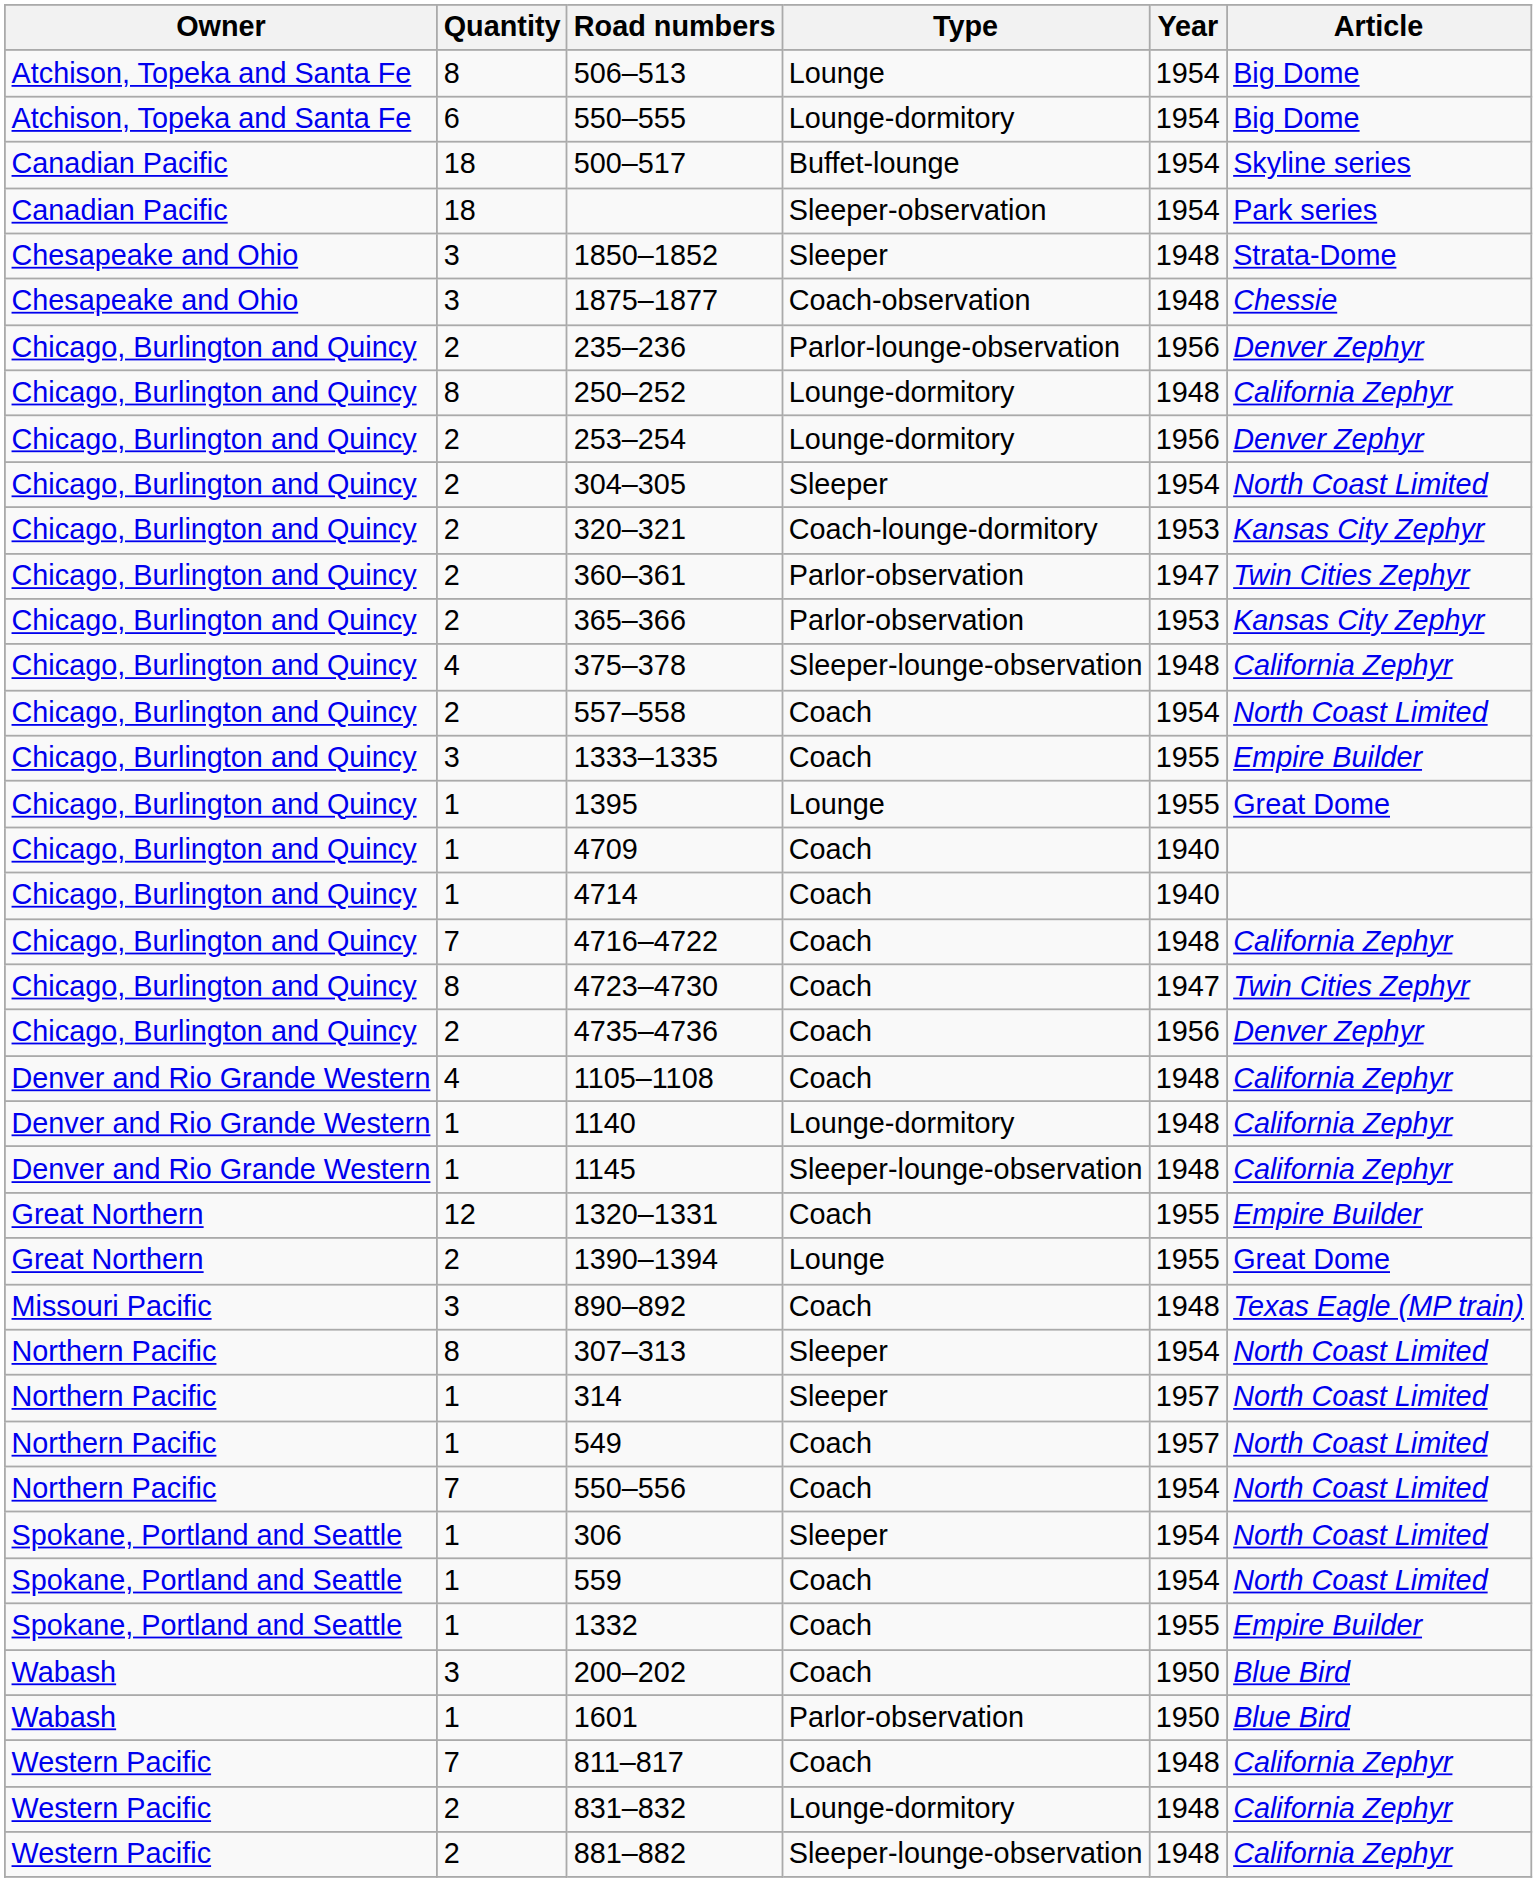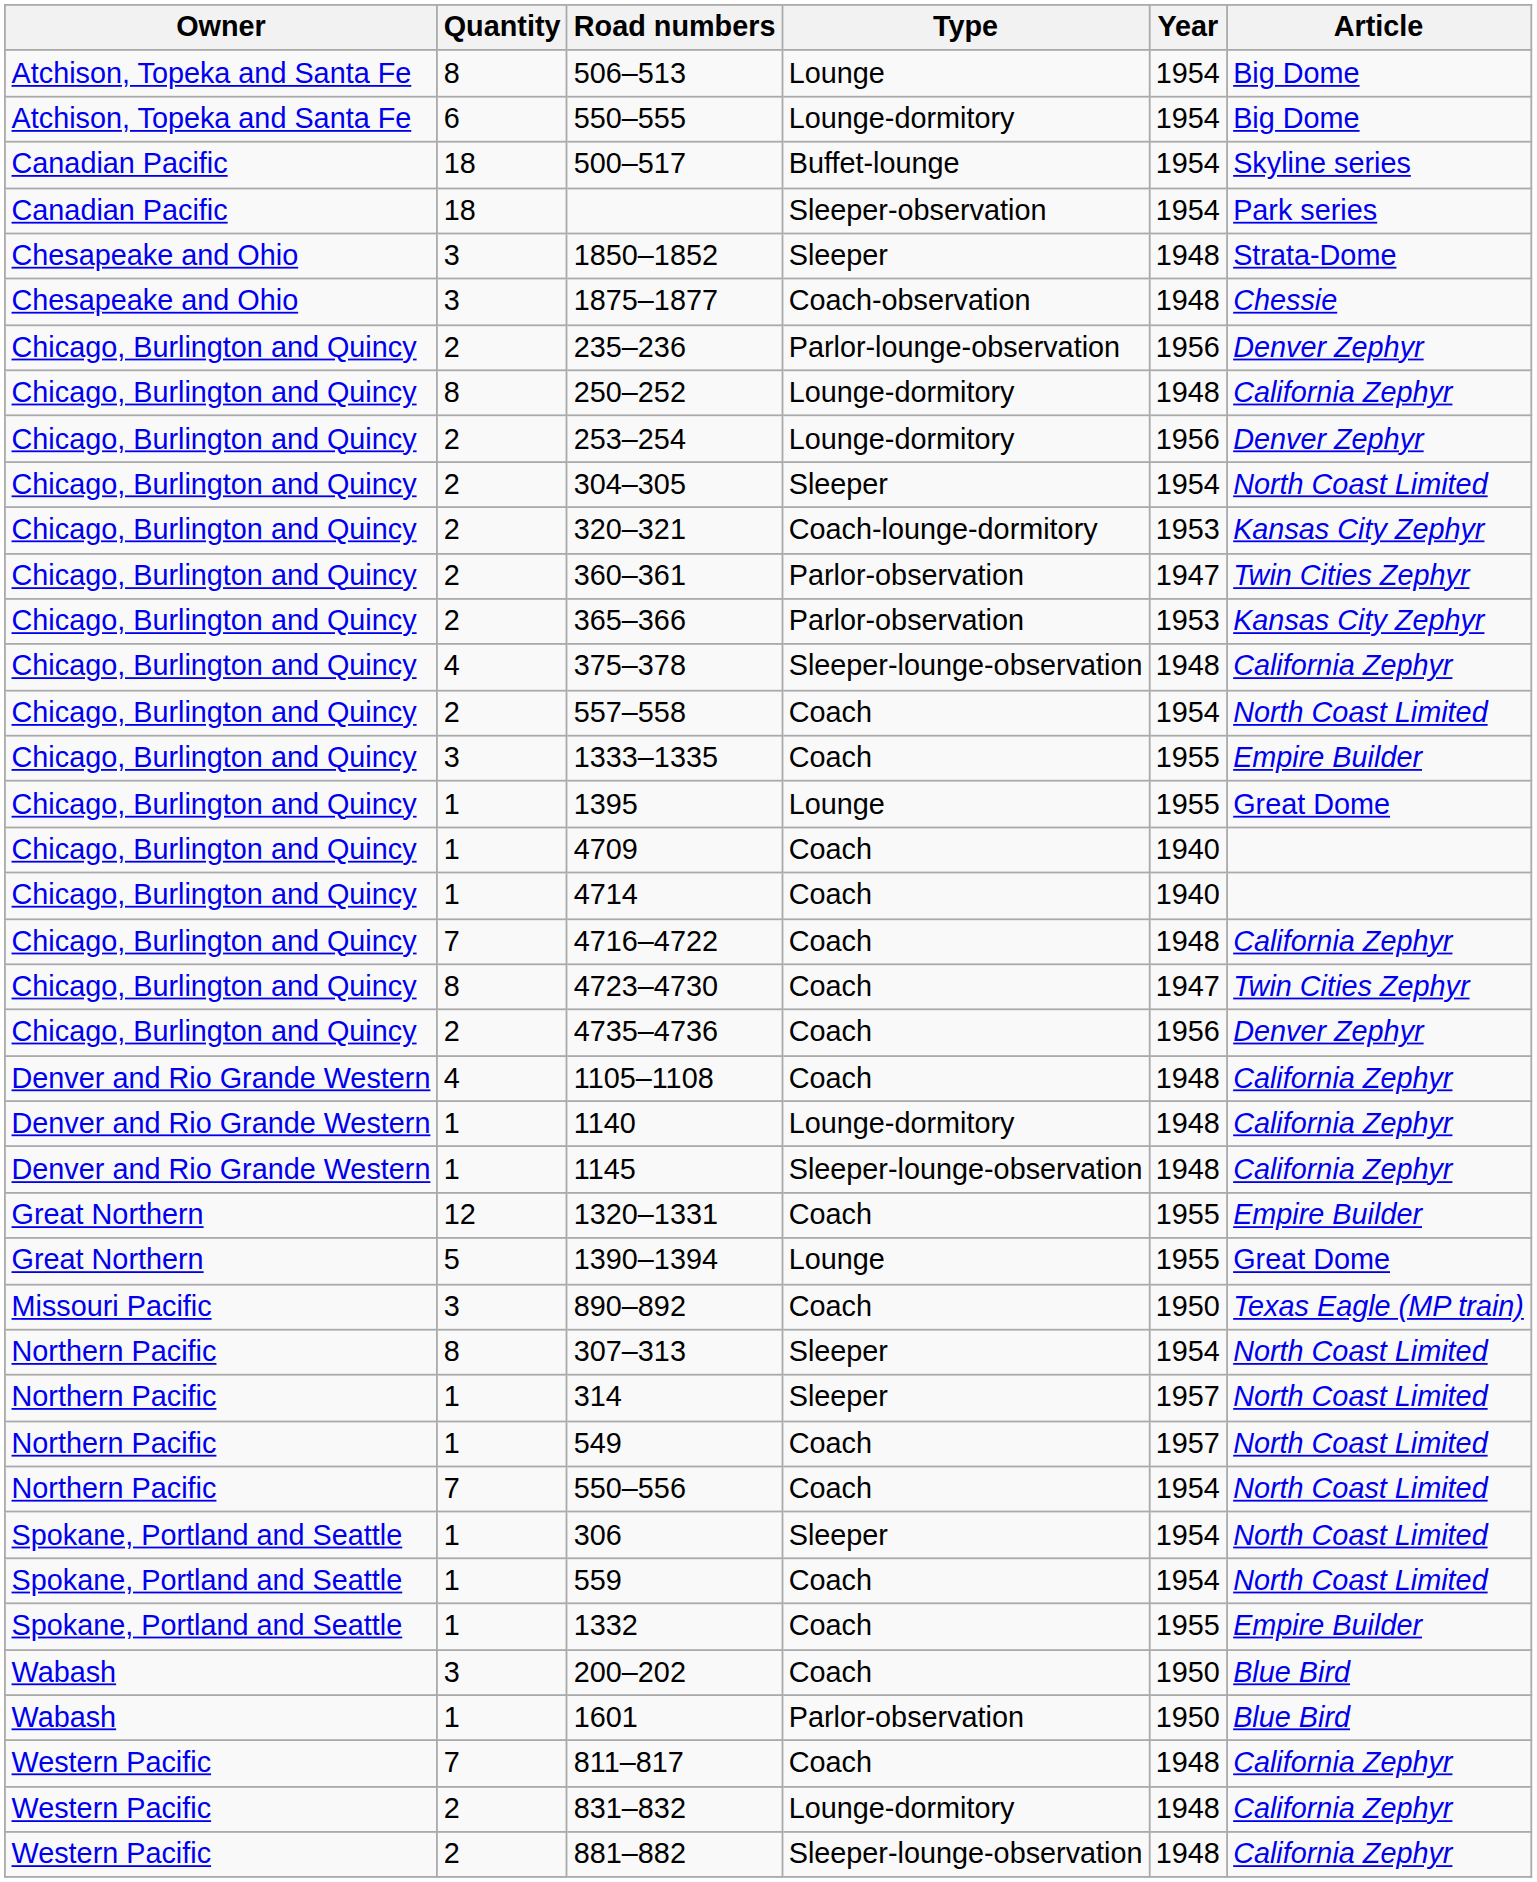(452, 1260) 2 -> (452, 1260) 5
(1188, 1306) 1948 -> (1188, 1306) 1950
